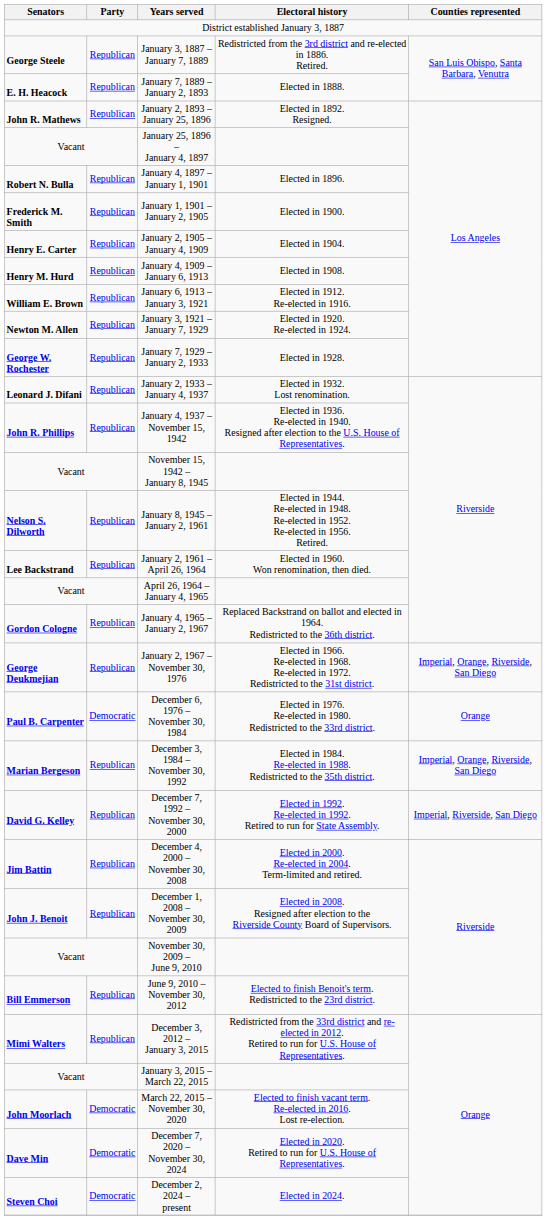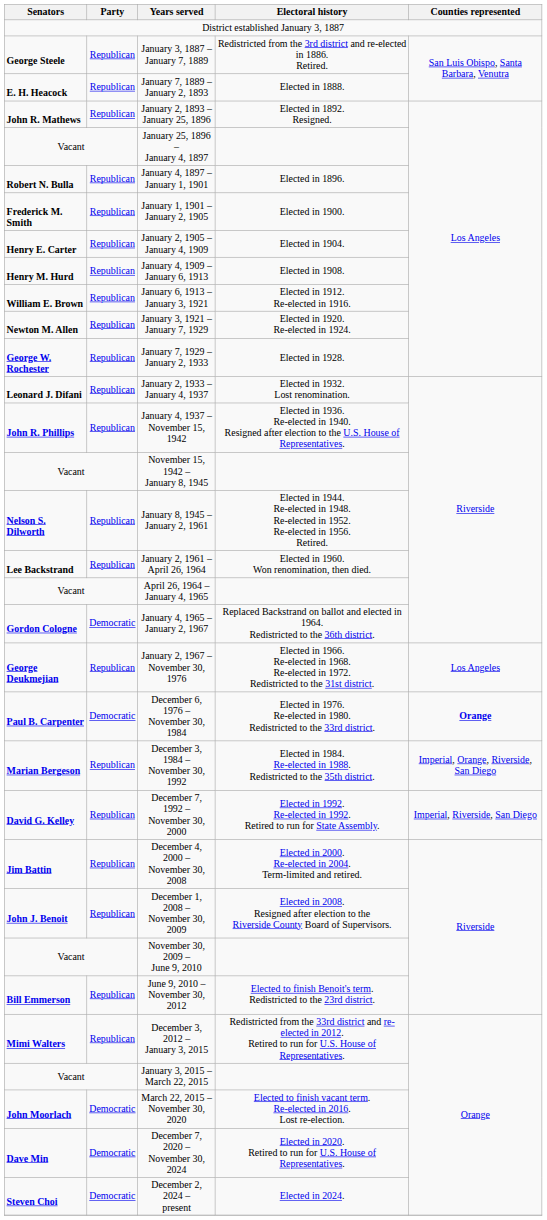(112, 623) Republican -> (112, 623) Democratic
(475, 667) Imperial, Orange, Riverside, San Diego -> (475, 667) Los Angeles
(475, 716) normal -> (475, 716) bold
